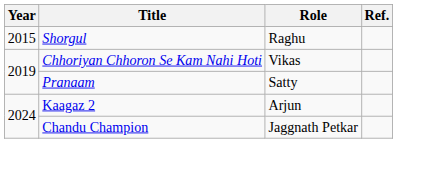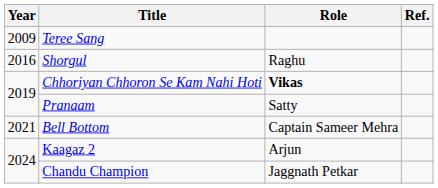+ row: (73, 37)
(22, 37) 2015 -> (22, 60) 2016
(285, 60) normal -> (285, 82) bold
+ row: (76, 127)
